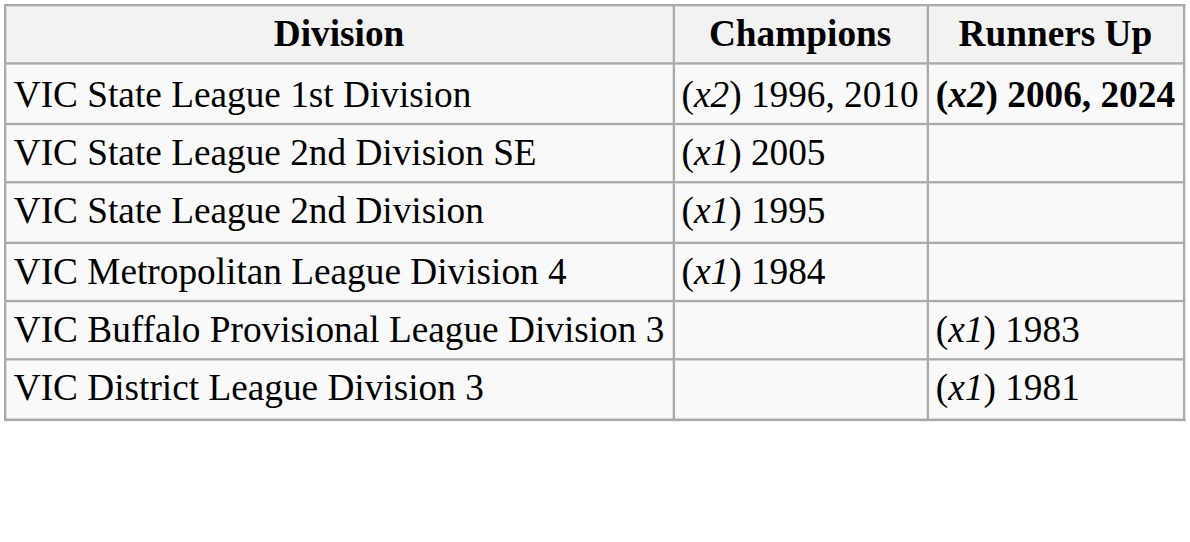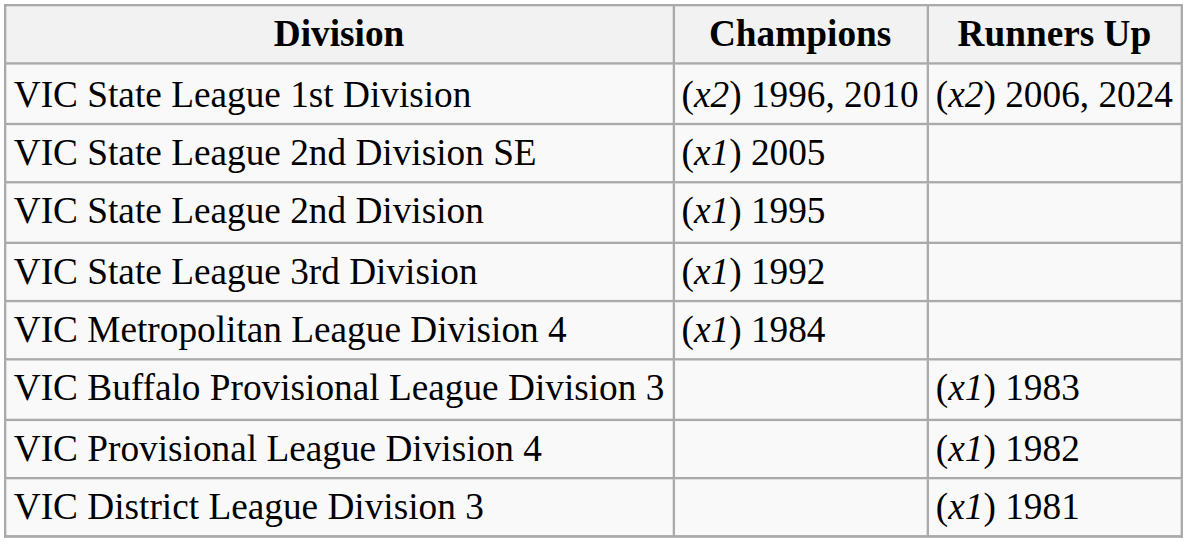(1055, 93) bold -> (1054, 93) normal
+ row: (246, 270)
+ row: (278, 447)
